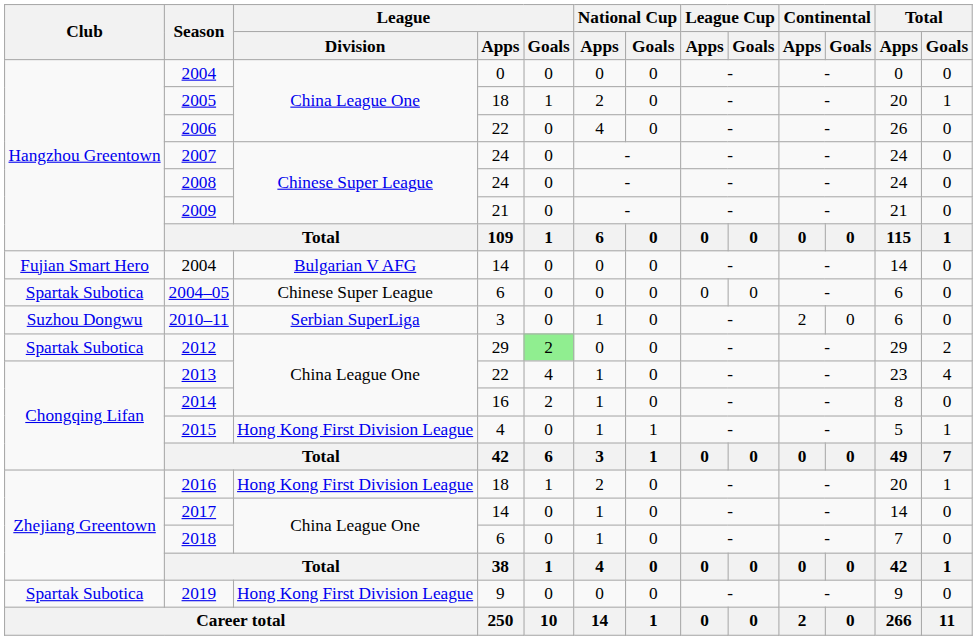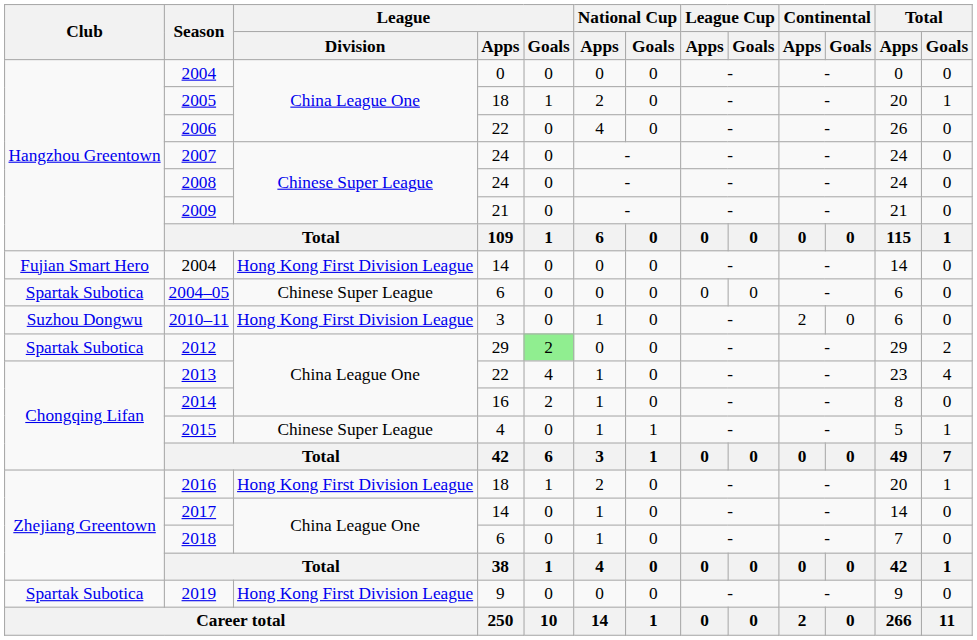(355, 264) Bulgarian V AFG -> (355, 264) Hong Kong First Division League
(355, 319) Serbian SuperLiga -> (355, 319) Hong Kong First Division League
(355, 429) Hong Kong First Division League -> (355, 429) Chinese Super League
